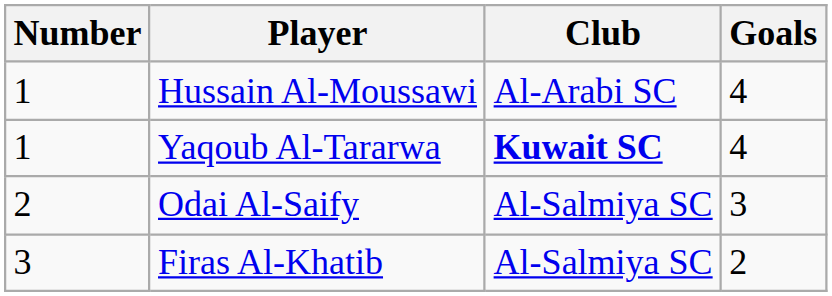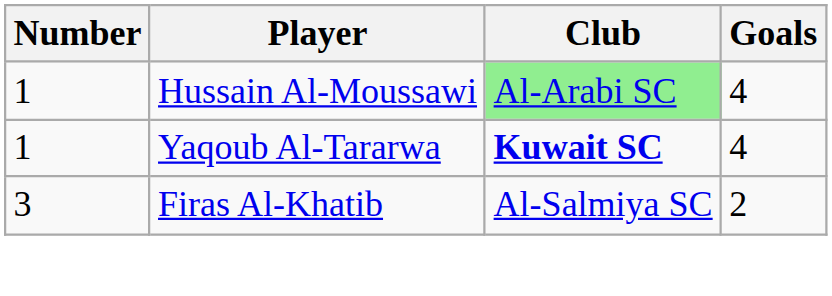(585, 90) no background -> (585, 90) lightgreen background
- row: (259, 204)
